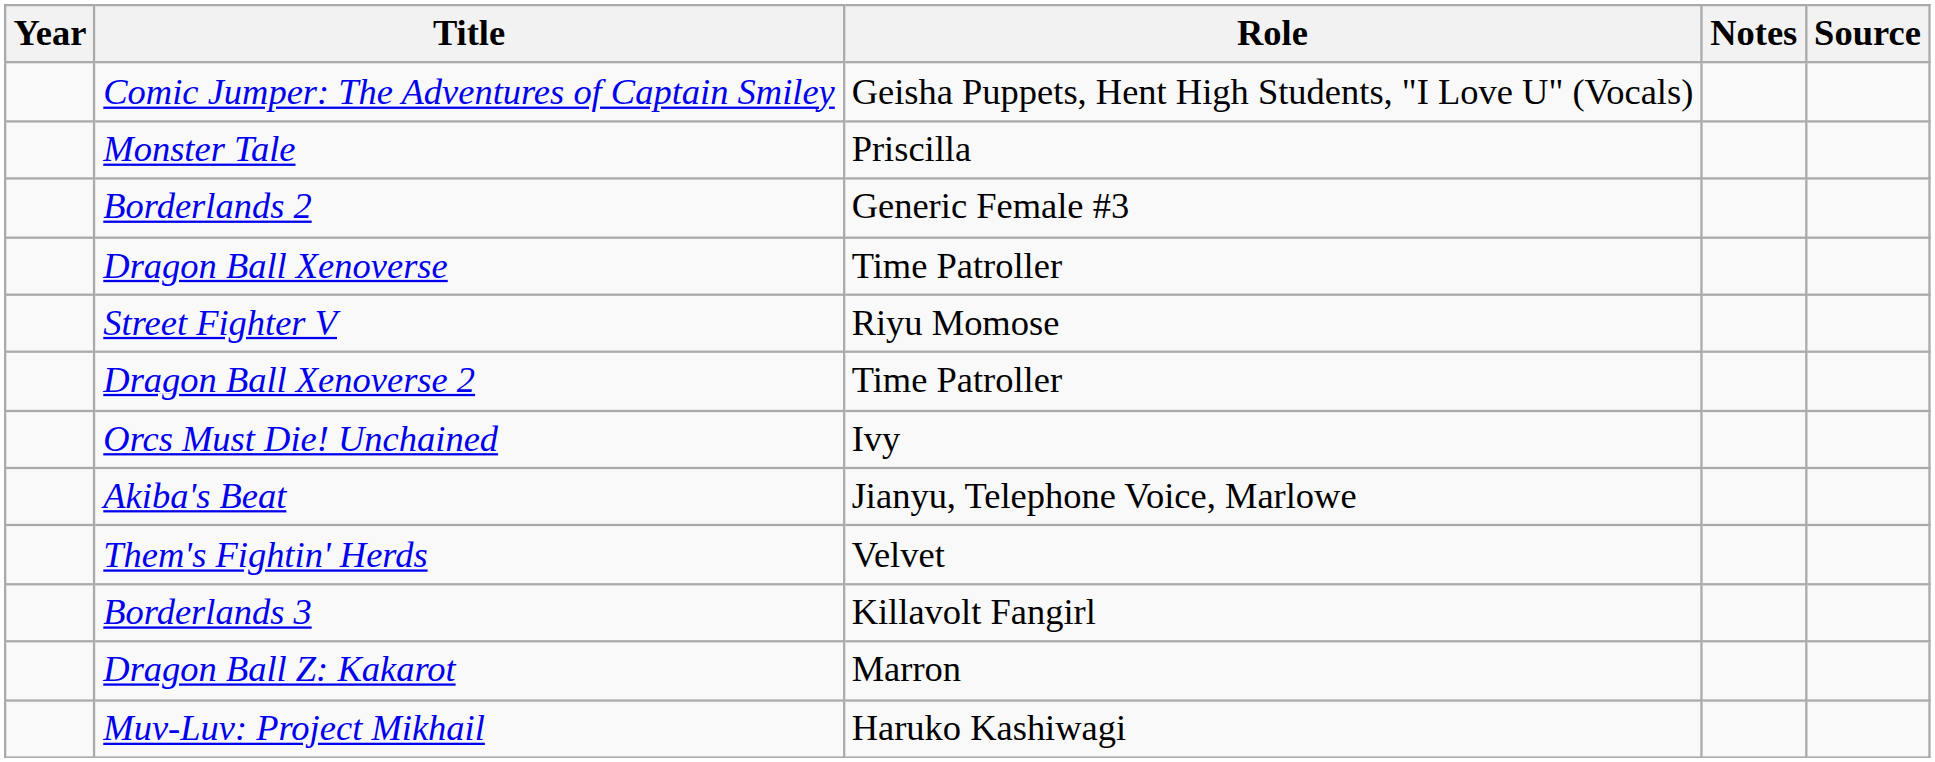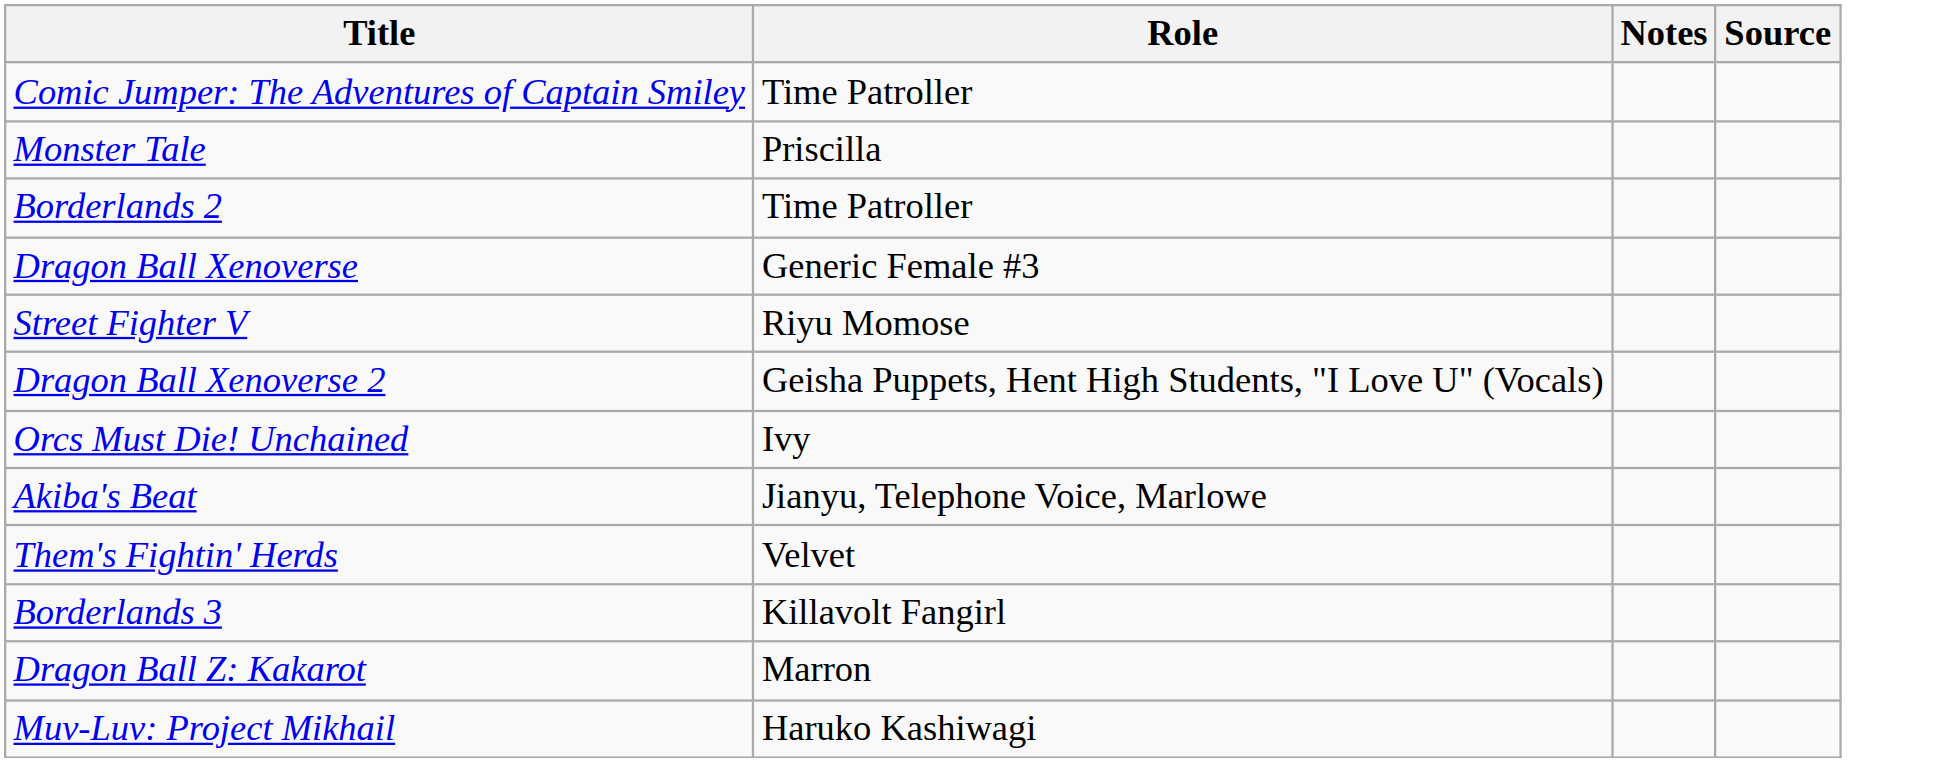- column: (50, 33)
(1272, 91) Geisha Puppets, Hent High Students, "I Love U" (Vocals) -> (867, 91) Time Patroller
(990, 206) Generic Female #3 -> (867, 206) Time Patroller
(957, 264) Time Patroller -> (901, 264) Generic Female #3
(957, 380) Time Patroller -> (1183, 380) Geisha Puppets, Hent High Students, "I Love U" (Vocals)
